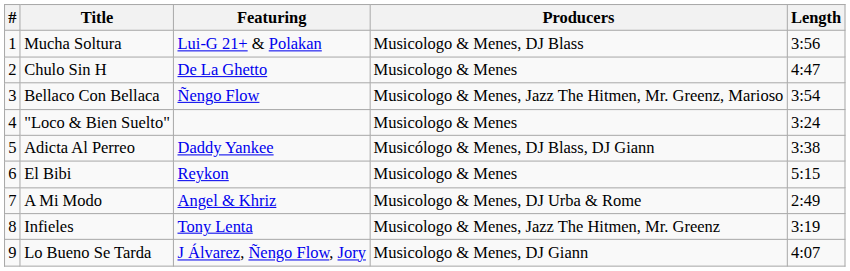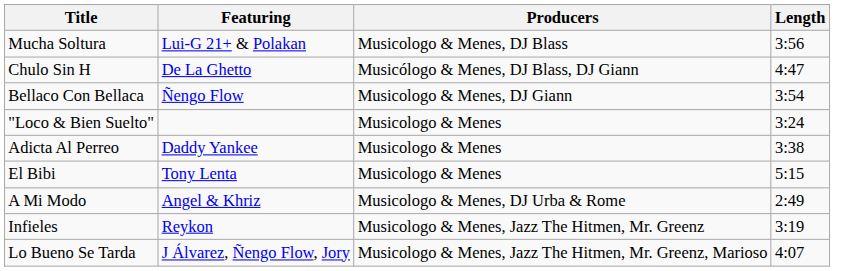- column: (12, 17)
(445, 69) Musicologo & Menes -> (498, 69) Musicólogo & Menes, DJ Blass, DJ Giann
(578, 95) Musicologo & Menes, Jazz The Hitmen, Mr. Greenz, Marioso -> (465, 95) Musicologo & Menes, DJ Giann
(514, 148) Musicólogo & Menes, DJ Blass, DJ Giann -> (430, 148) Musicologo & Menes
(203, 174) Reykon -> (199, 174) Tony Lenta
(215, 226) Tony Lenta -> (187, 226) Reykon
(481, 252) Musicologo & Menes, DJ Giann -> (563, 252) Musicologo & Menes, Jazz The Hitmen, Mr. Greenz, Marioso
